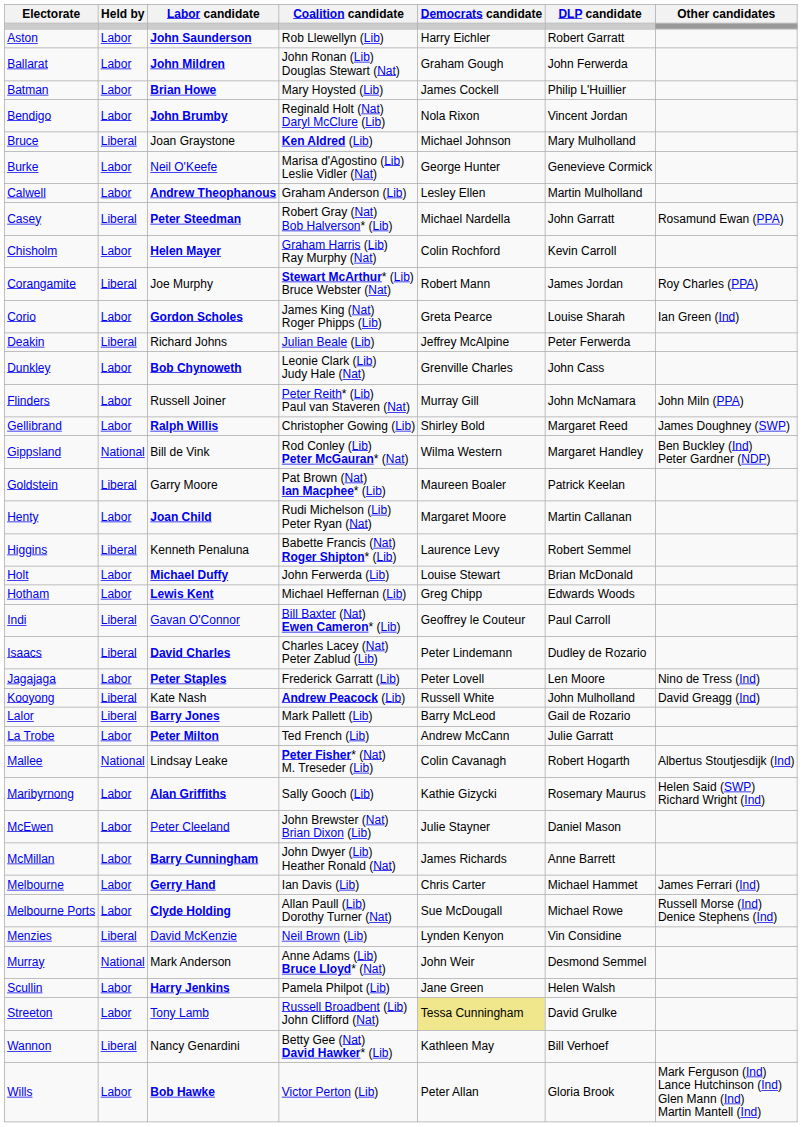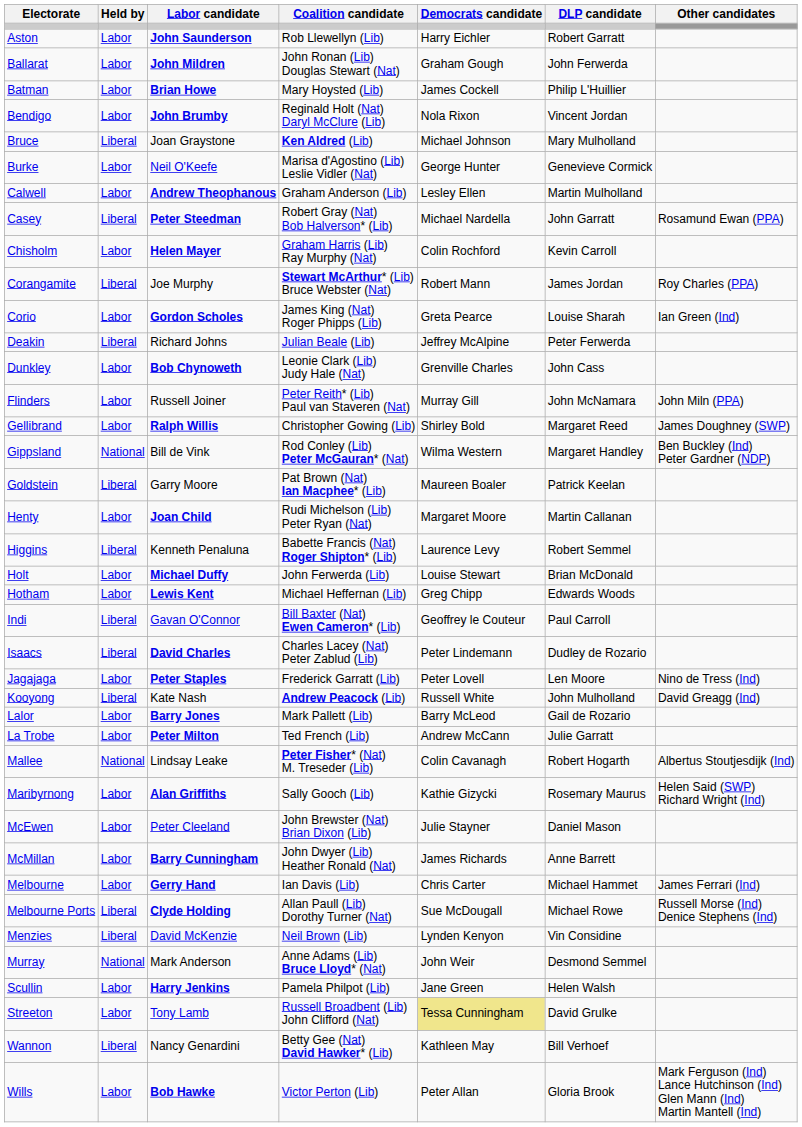(119, 716) Liberal -> (116, 716) Labor
(116, 910) Labor -> (119, 910) Liberal
